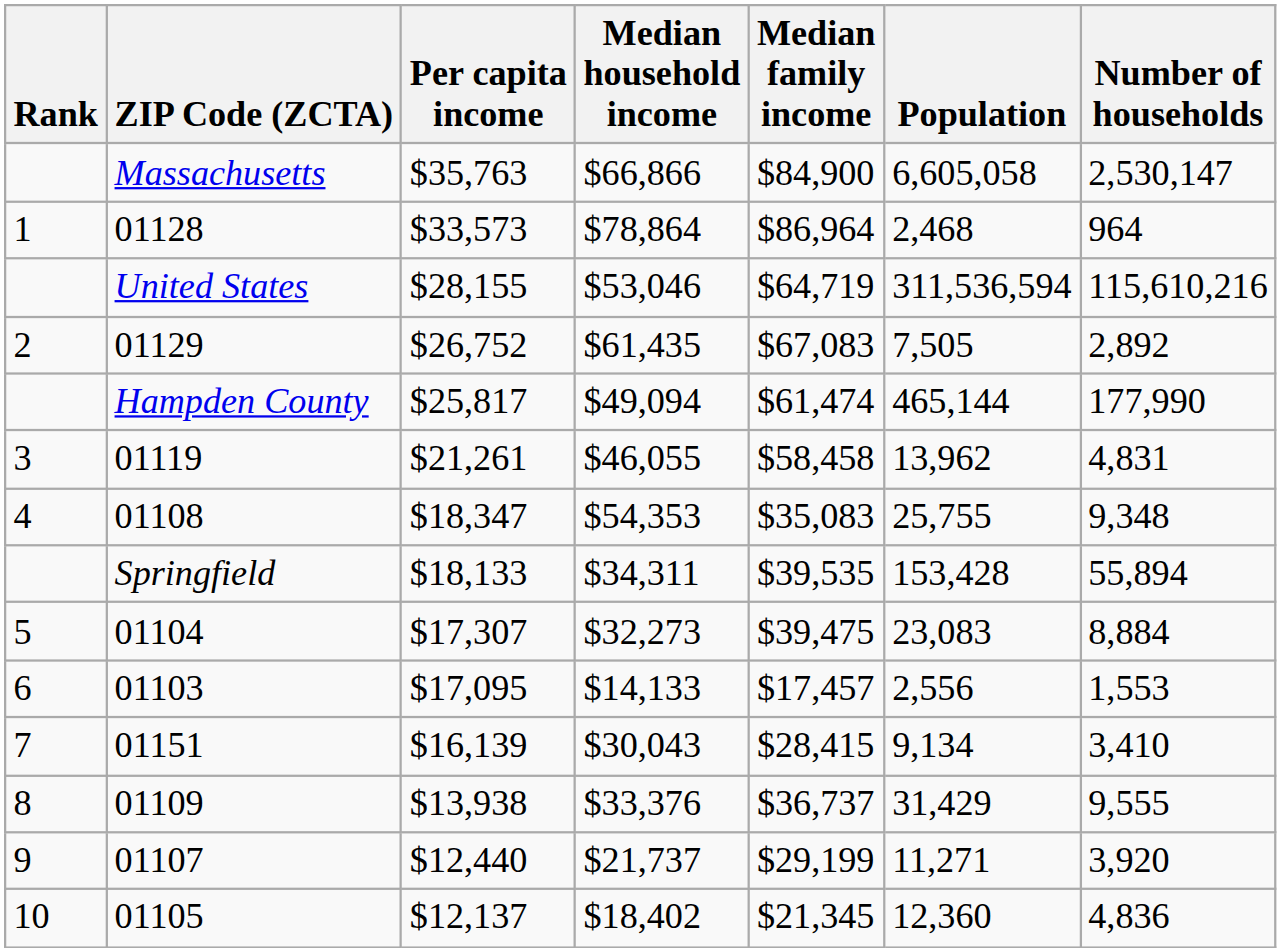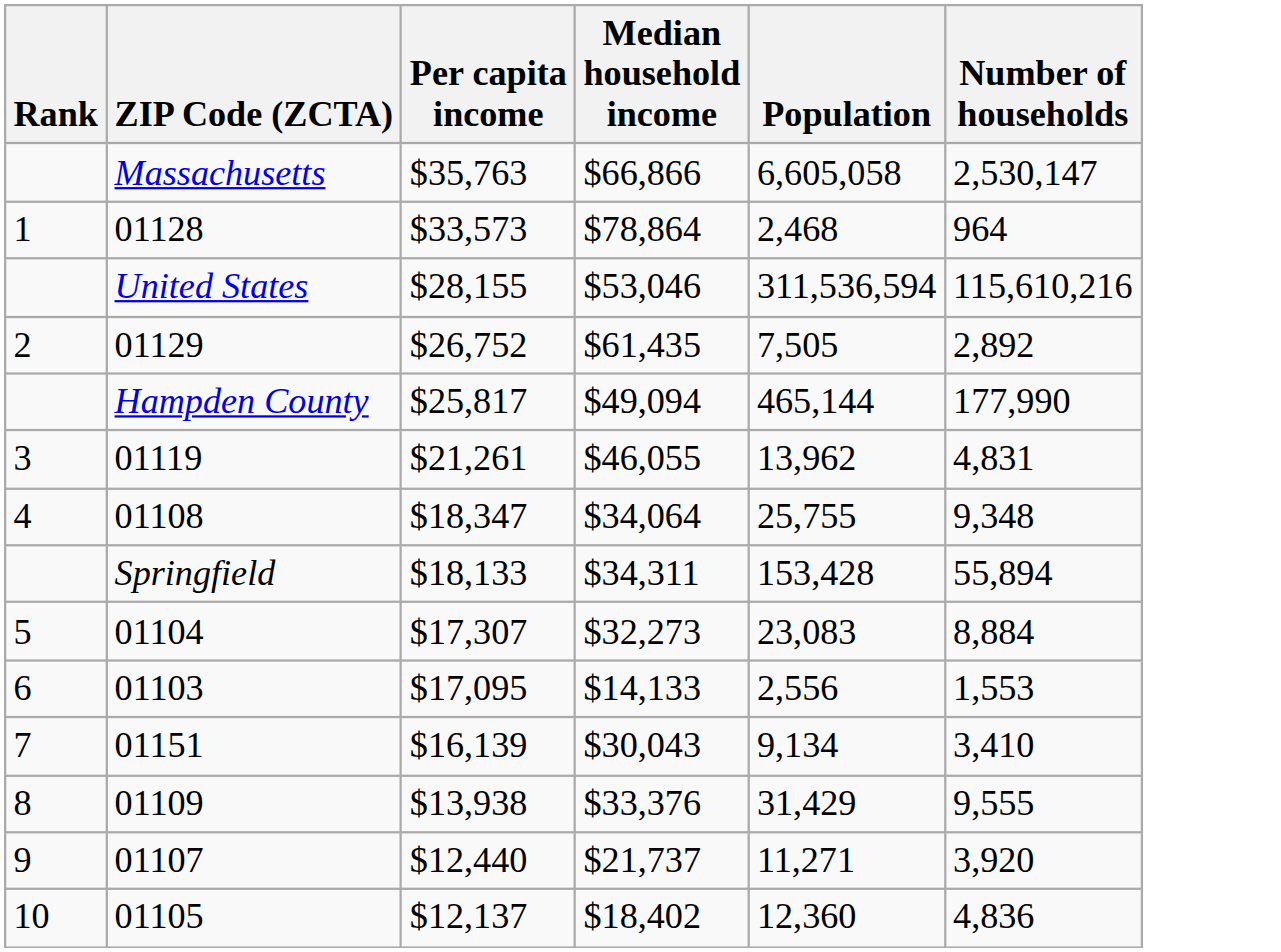- column: (816, 73)
(642, 515) $54,353 -> (642, 515) $34,064
